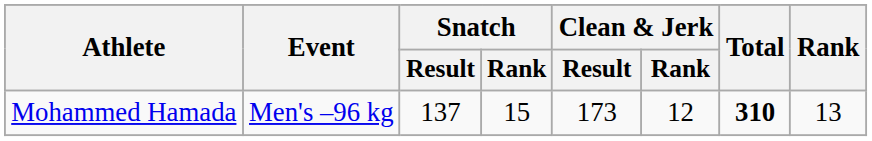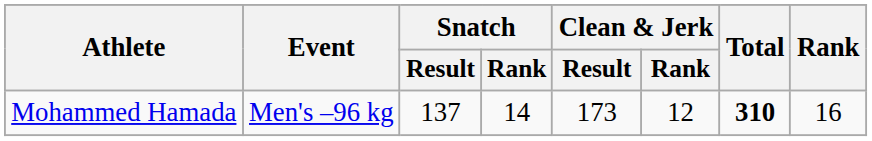(517, 112) 15 -> (517, 112) 14
(828, 112) 13 -> (828, 112) 16
